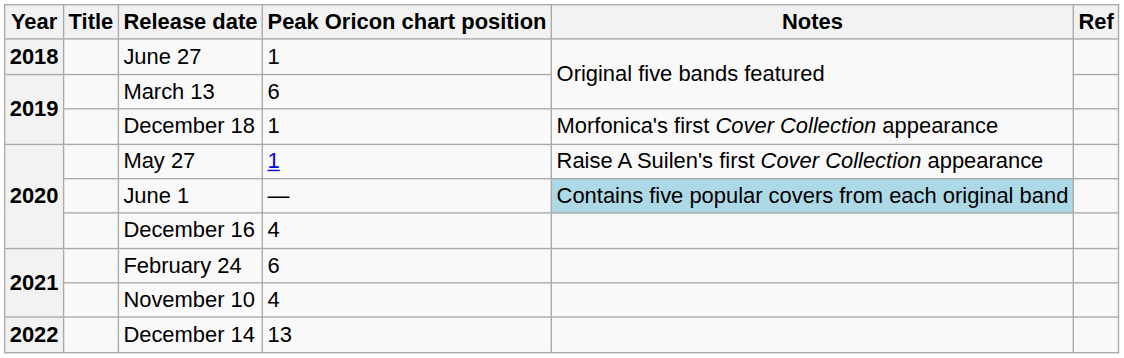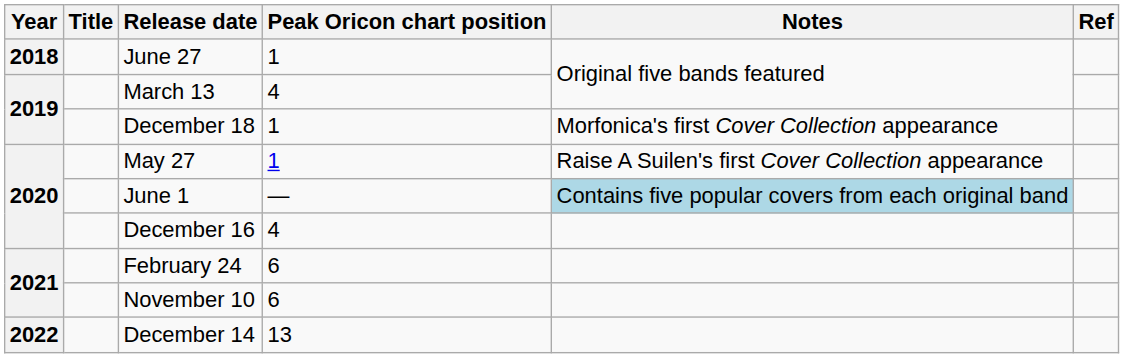(274, 91) 6 -> (274, 91) 4
(274, 299) 4 -> (274, 299) 6
